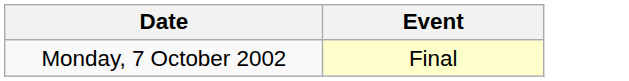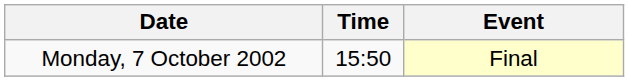+ column: (363, 22)
